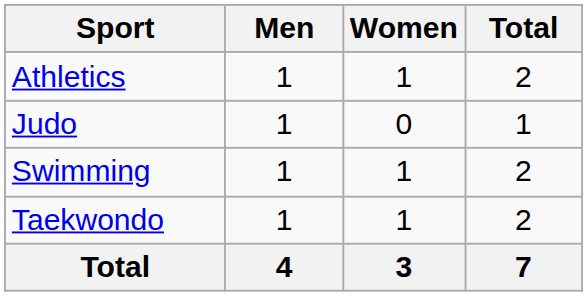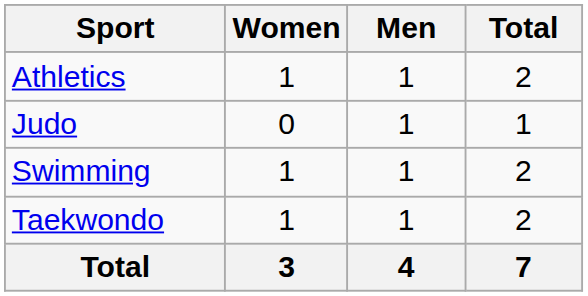columns swapped: (284, 28) <-> (404, 28)
